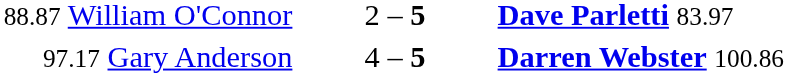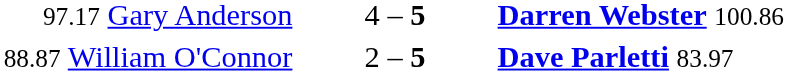rows swapped: (168, 56) <-> (148, 14)
